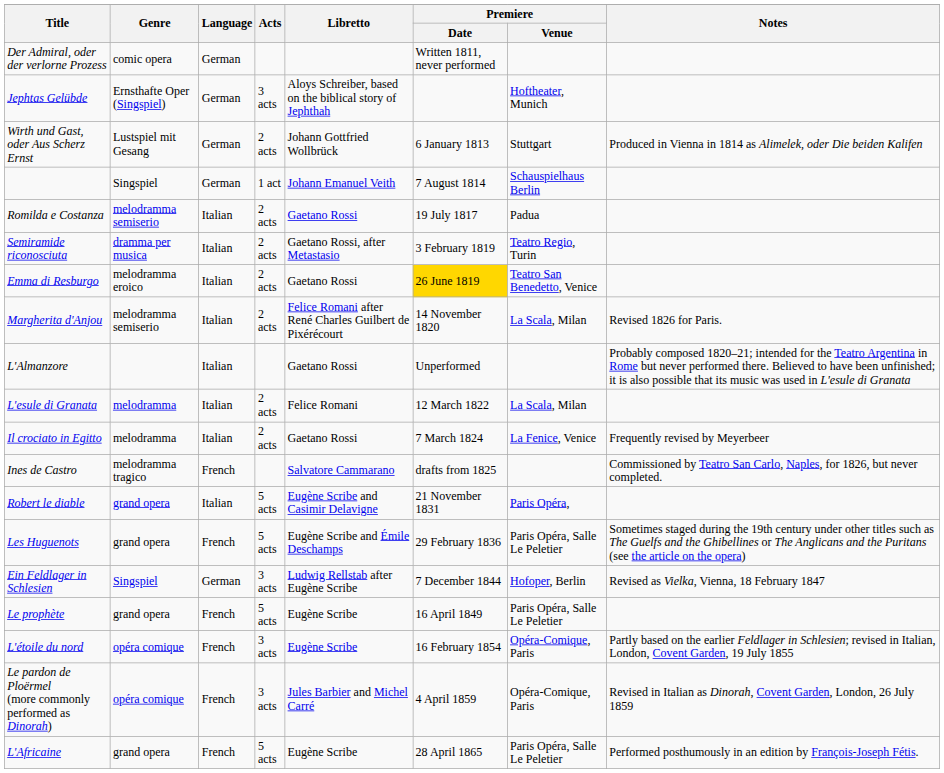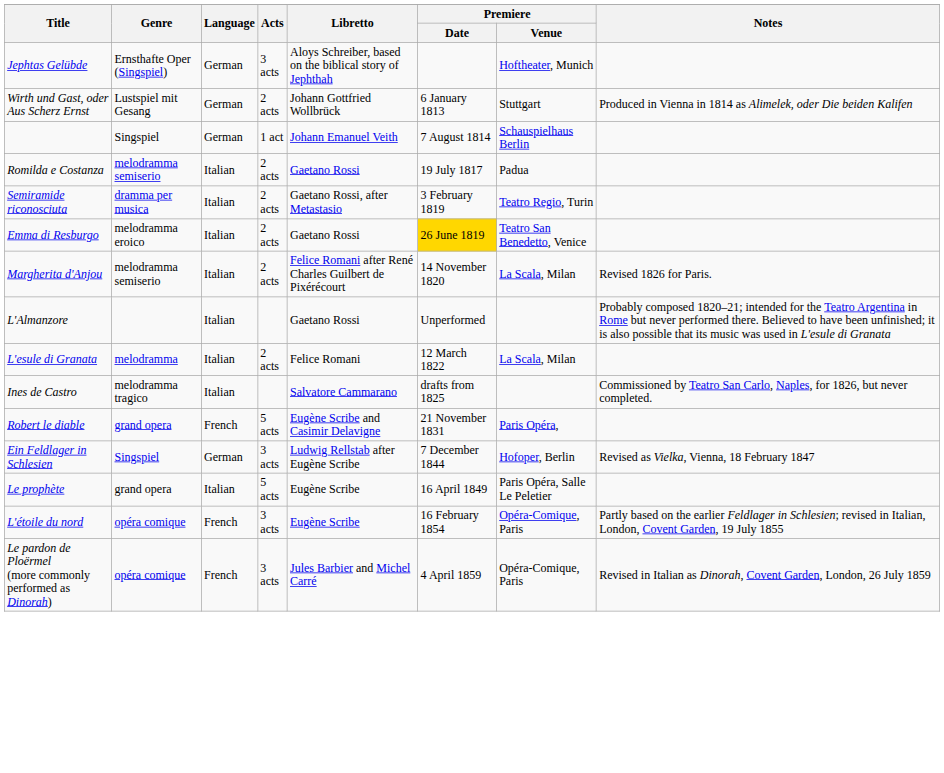- row: (57, 58)
- row: (54, 438)
(218, 470) French -> (219, 392) Italian
(217, 503) Italian -> (221, 424) French
- row: (43, 542)
(218, 614) French -> (219, 489) Italian
- row: (34, 752)
